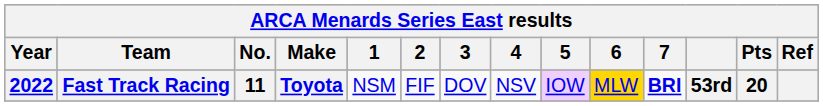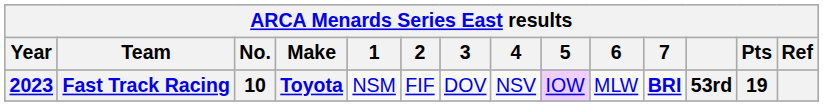(31, 85) 2022 -> (31, 85) 2023
(255, 85) 11 -> (255, 85) 10
(616, 85) gold background -> (616, 85) no background
(757, 85) 20 -> (757, 85) 19
